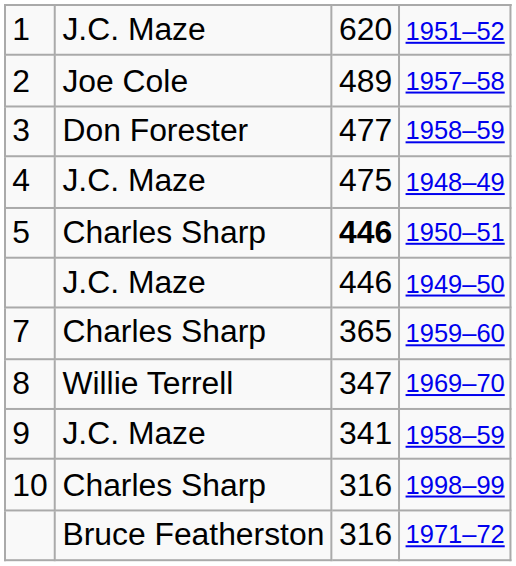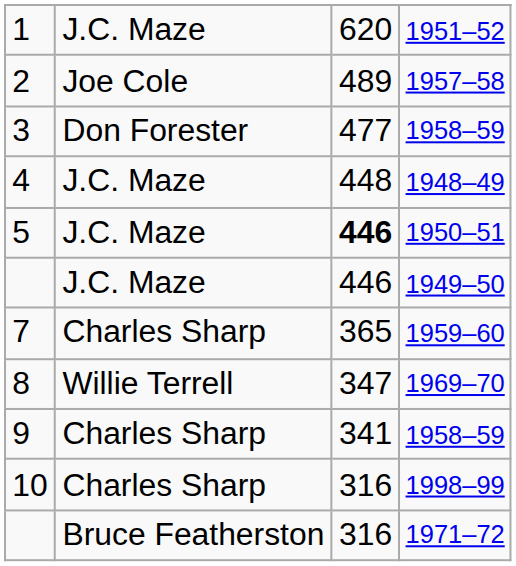(366, 181) 475 -> (366, 181) 448
(164, 231) Charles Sharp -> (134, 231) J.C. Maze
(134, 433) J.C. Maze -> (164, 433) Charles Sharp
